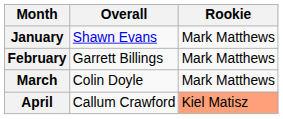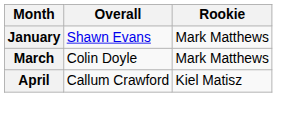- row: (37, 59)
(215, 102) lightsalmon background -> (209, 80) no background
